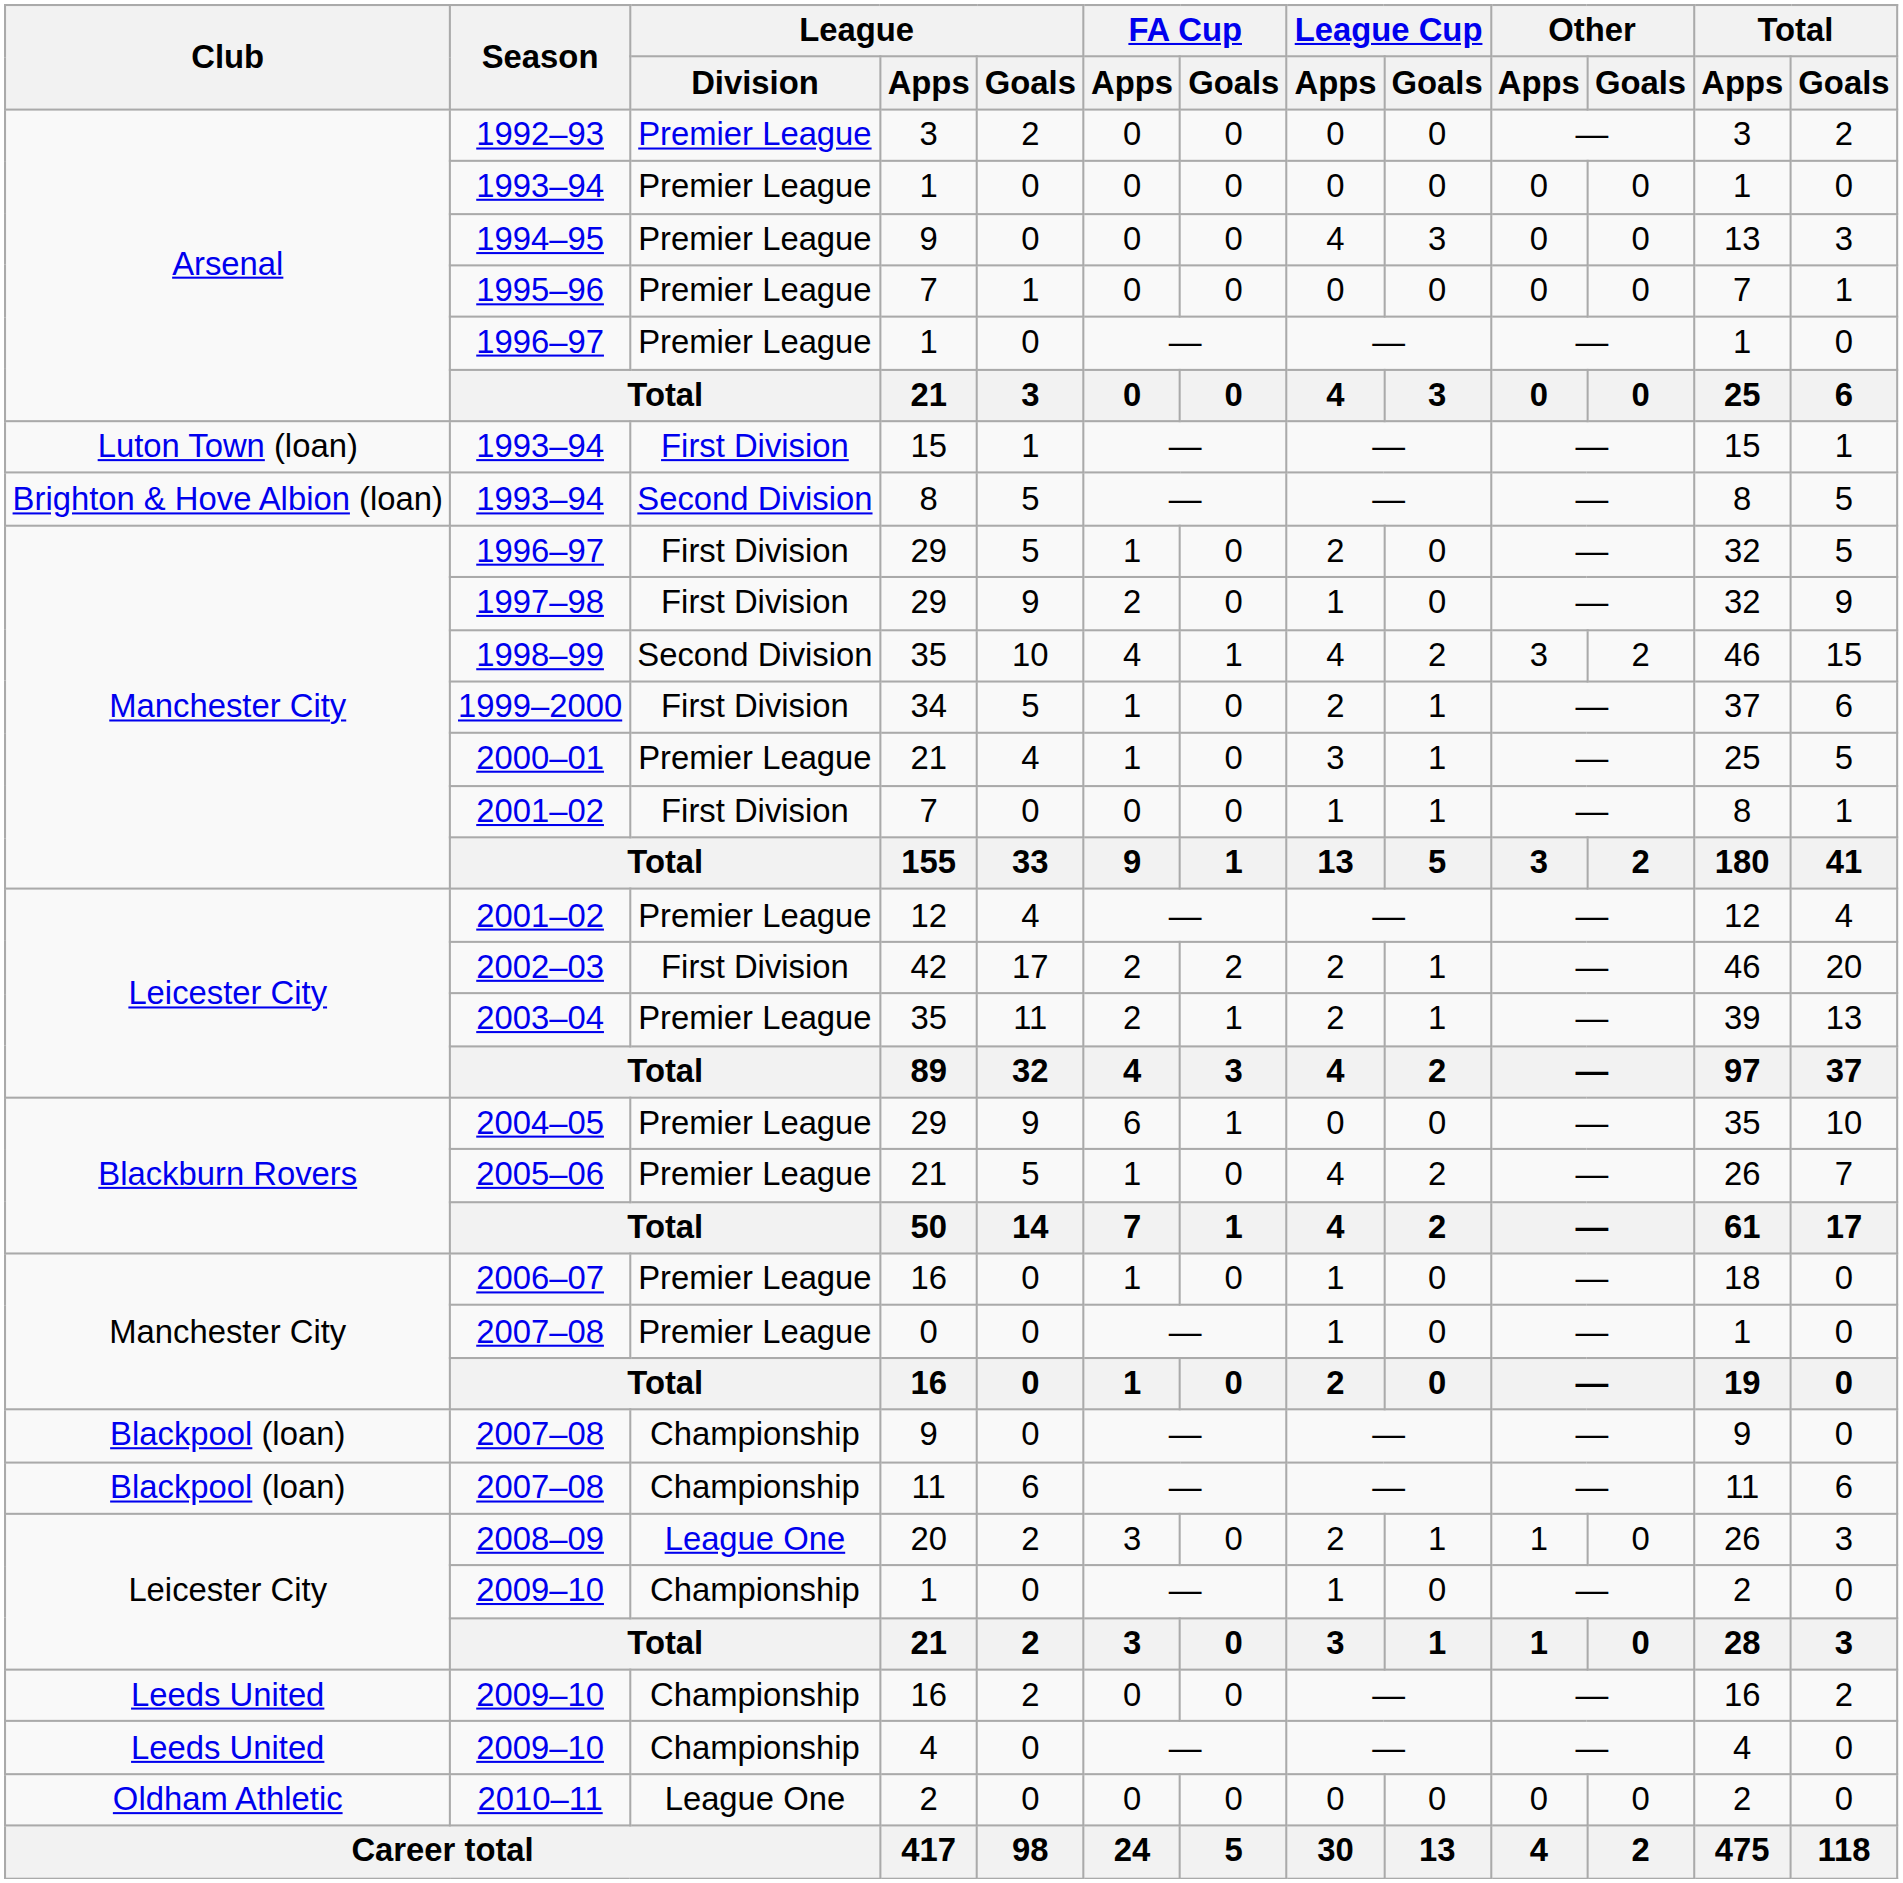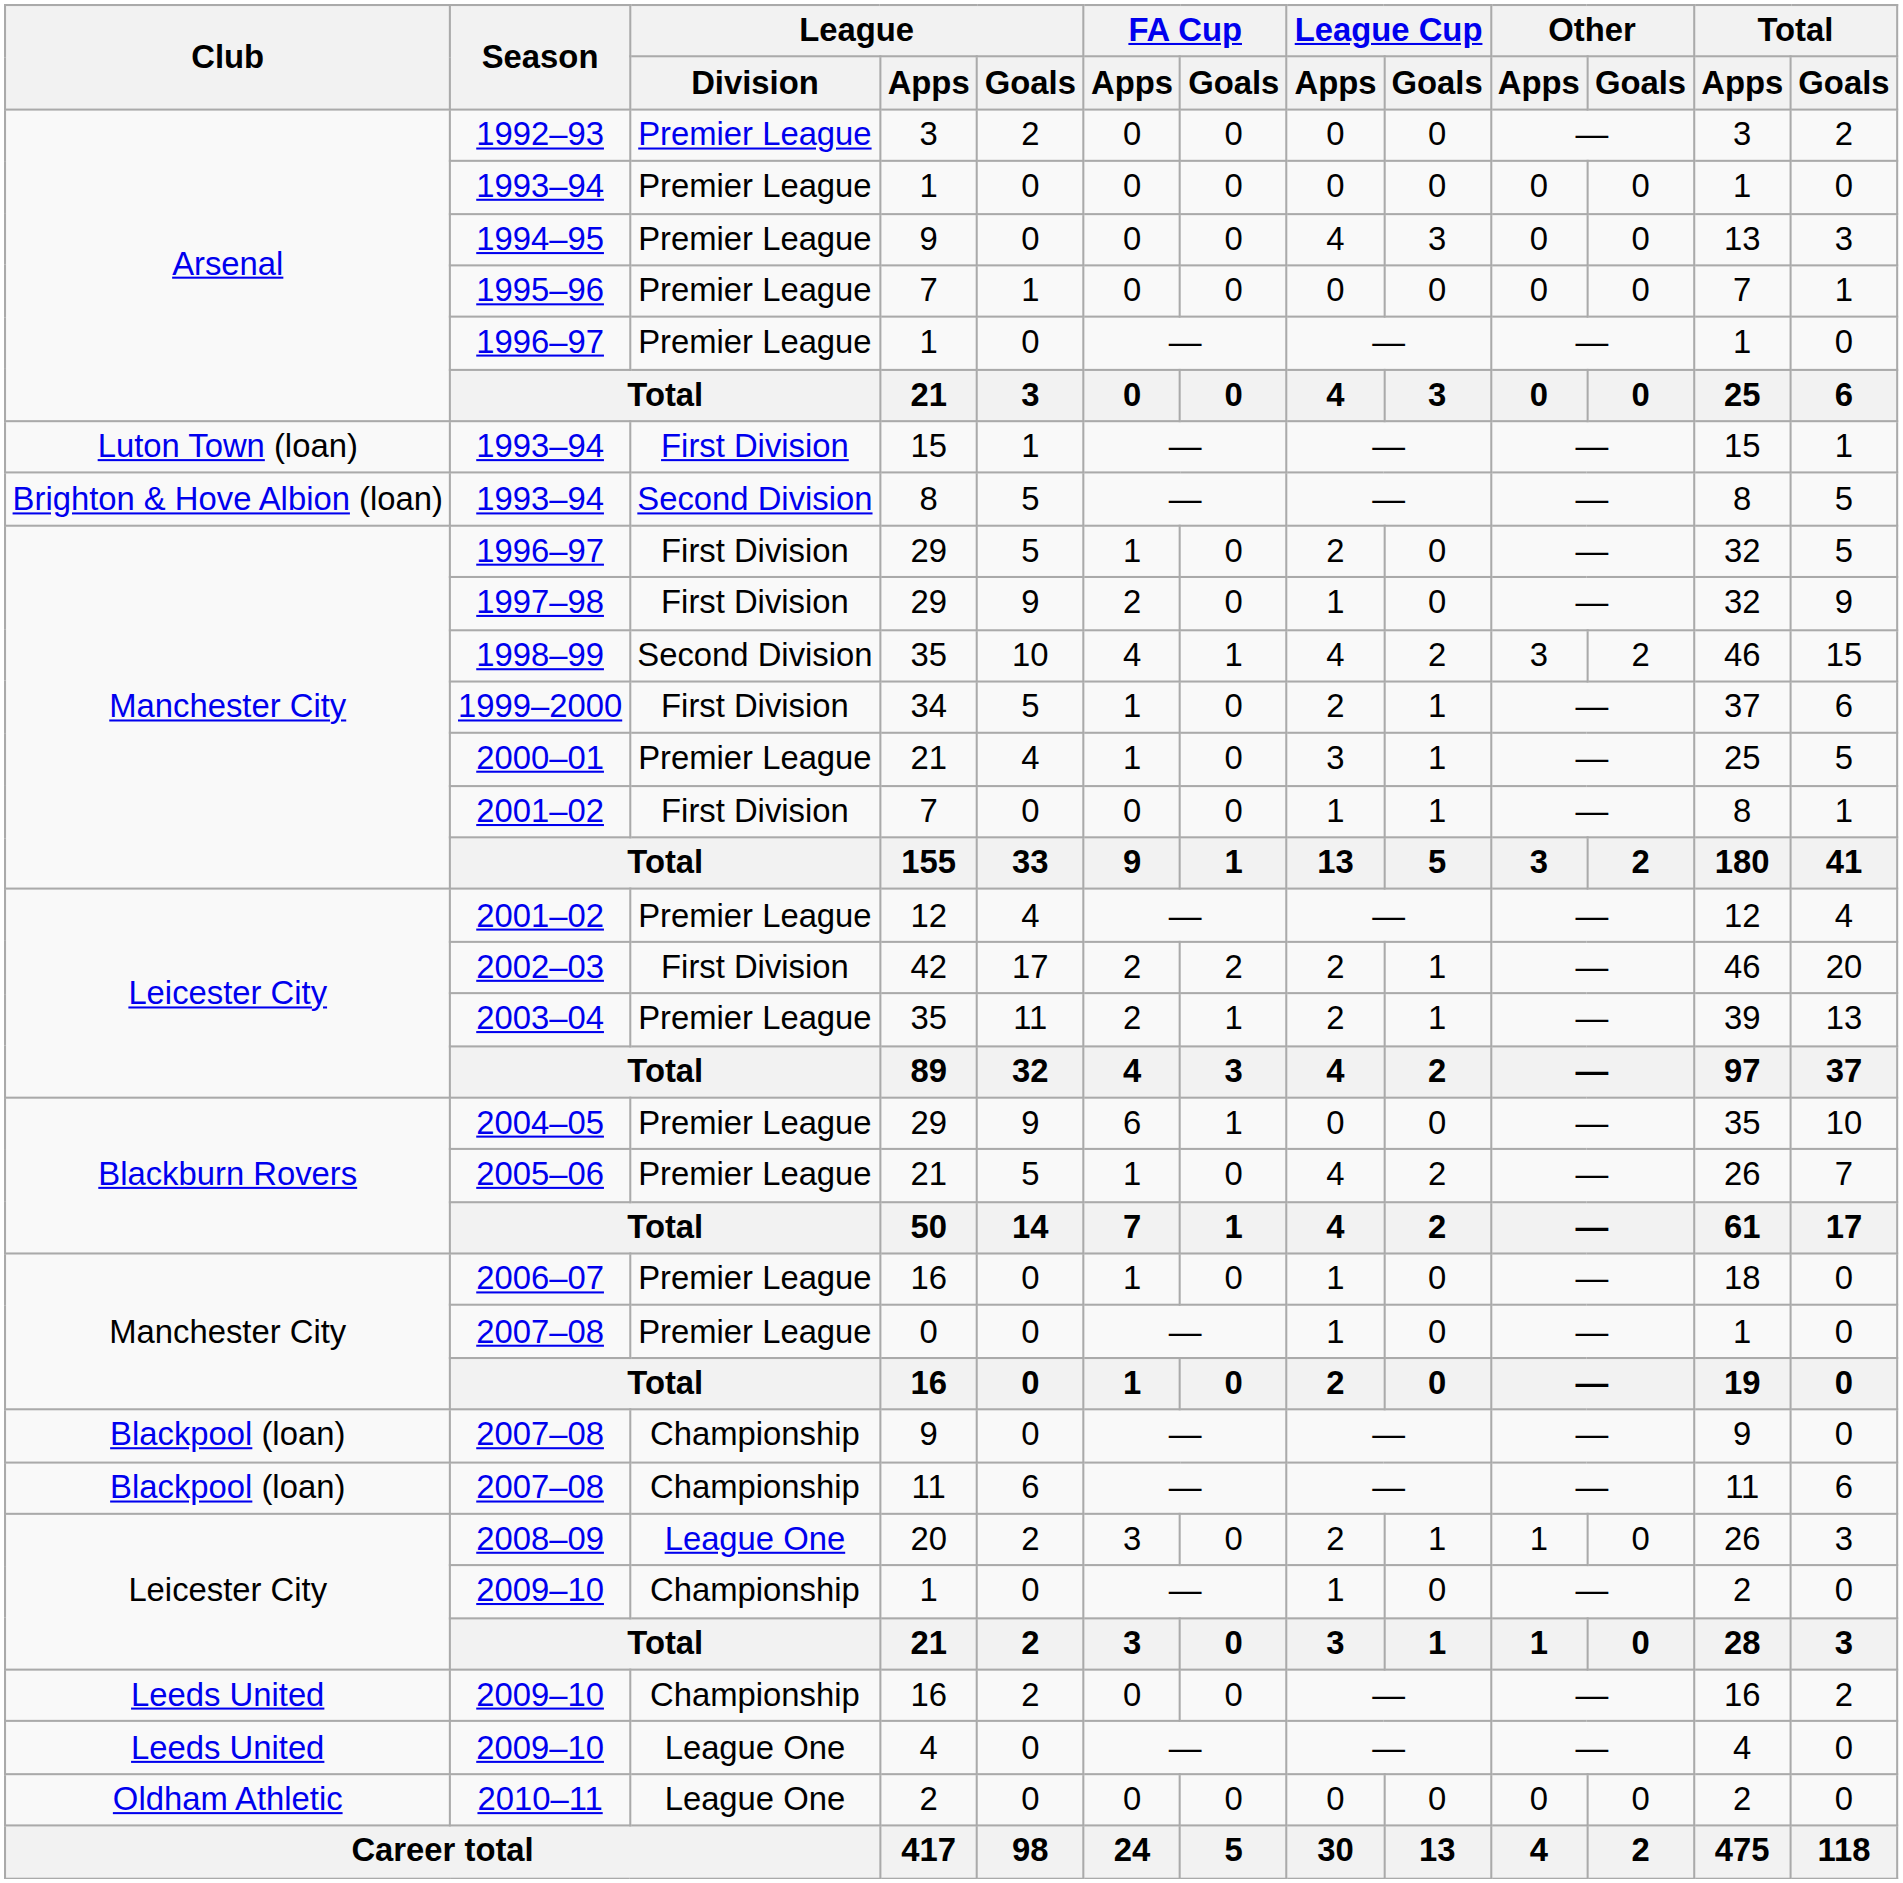(755, 1747) Championship -> (755, 1747) League One
